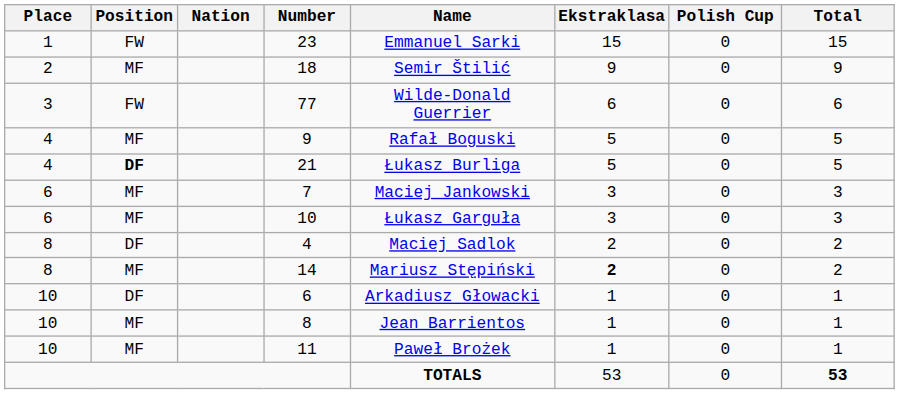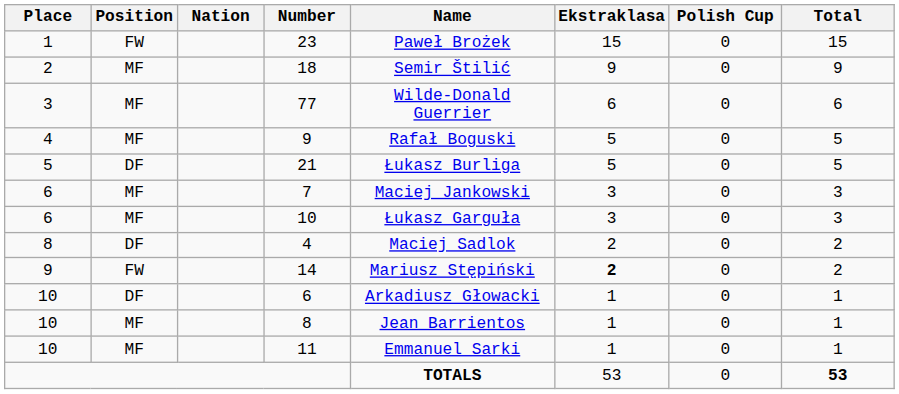(452, 44) Emmanuel Sarki -> (452, 44) Paweł Brożek
(134, 106) FW -> (134, 106) MF
(48, 167) 4 -> (48, 167) 5
(134, 167) bold -> (134, 167) normal
(48, 271) 8 -> (48, 271) 9
(134, 271) MF -> (134, 271) FW
(452, 350) Paweł Brożek -> (452, 350) Emmanuel Sarki
